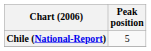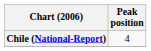(127, 38) 5 -> (127, 38) 4
